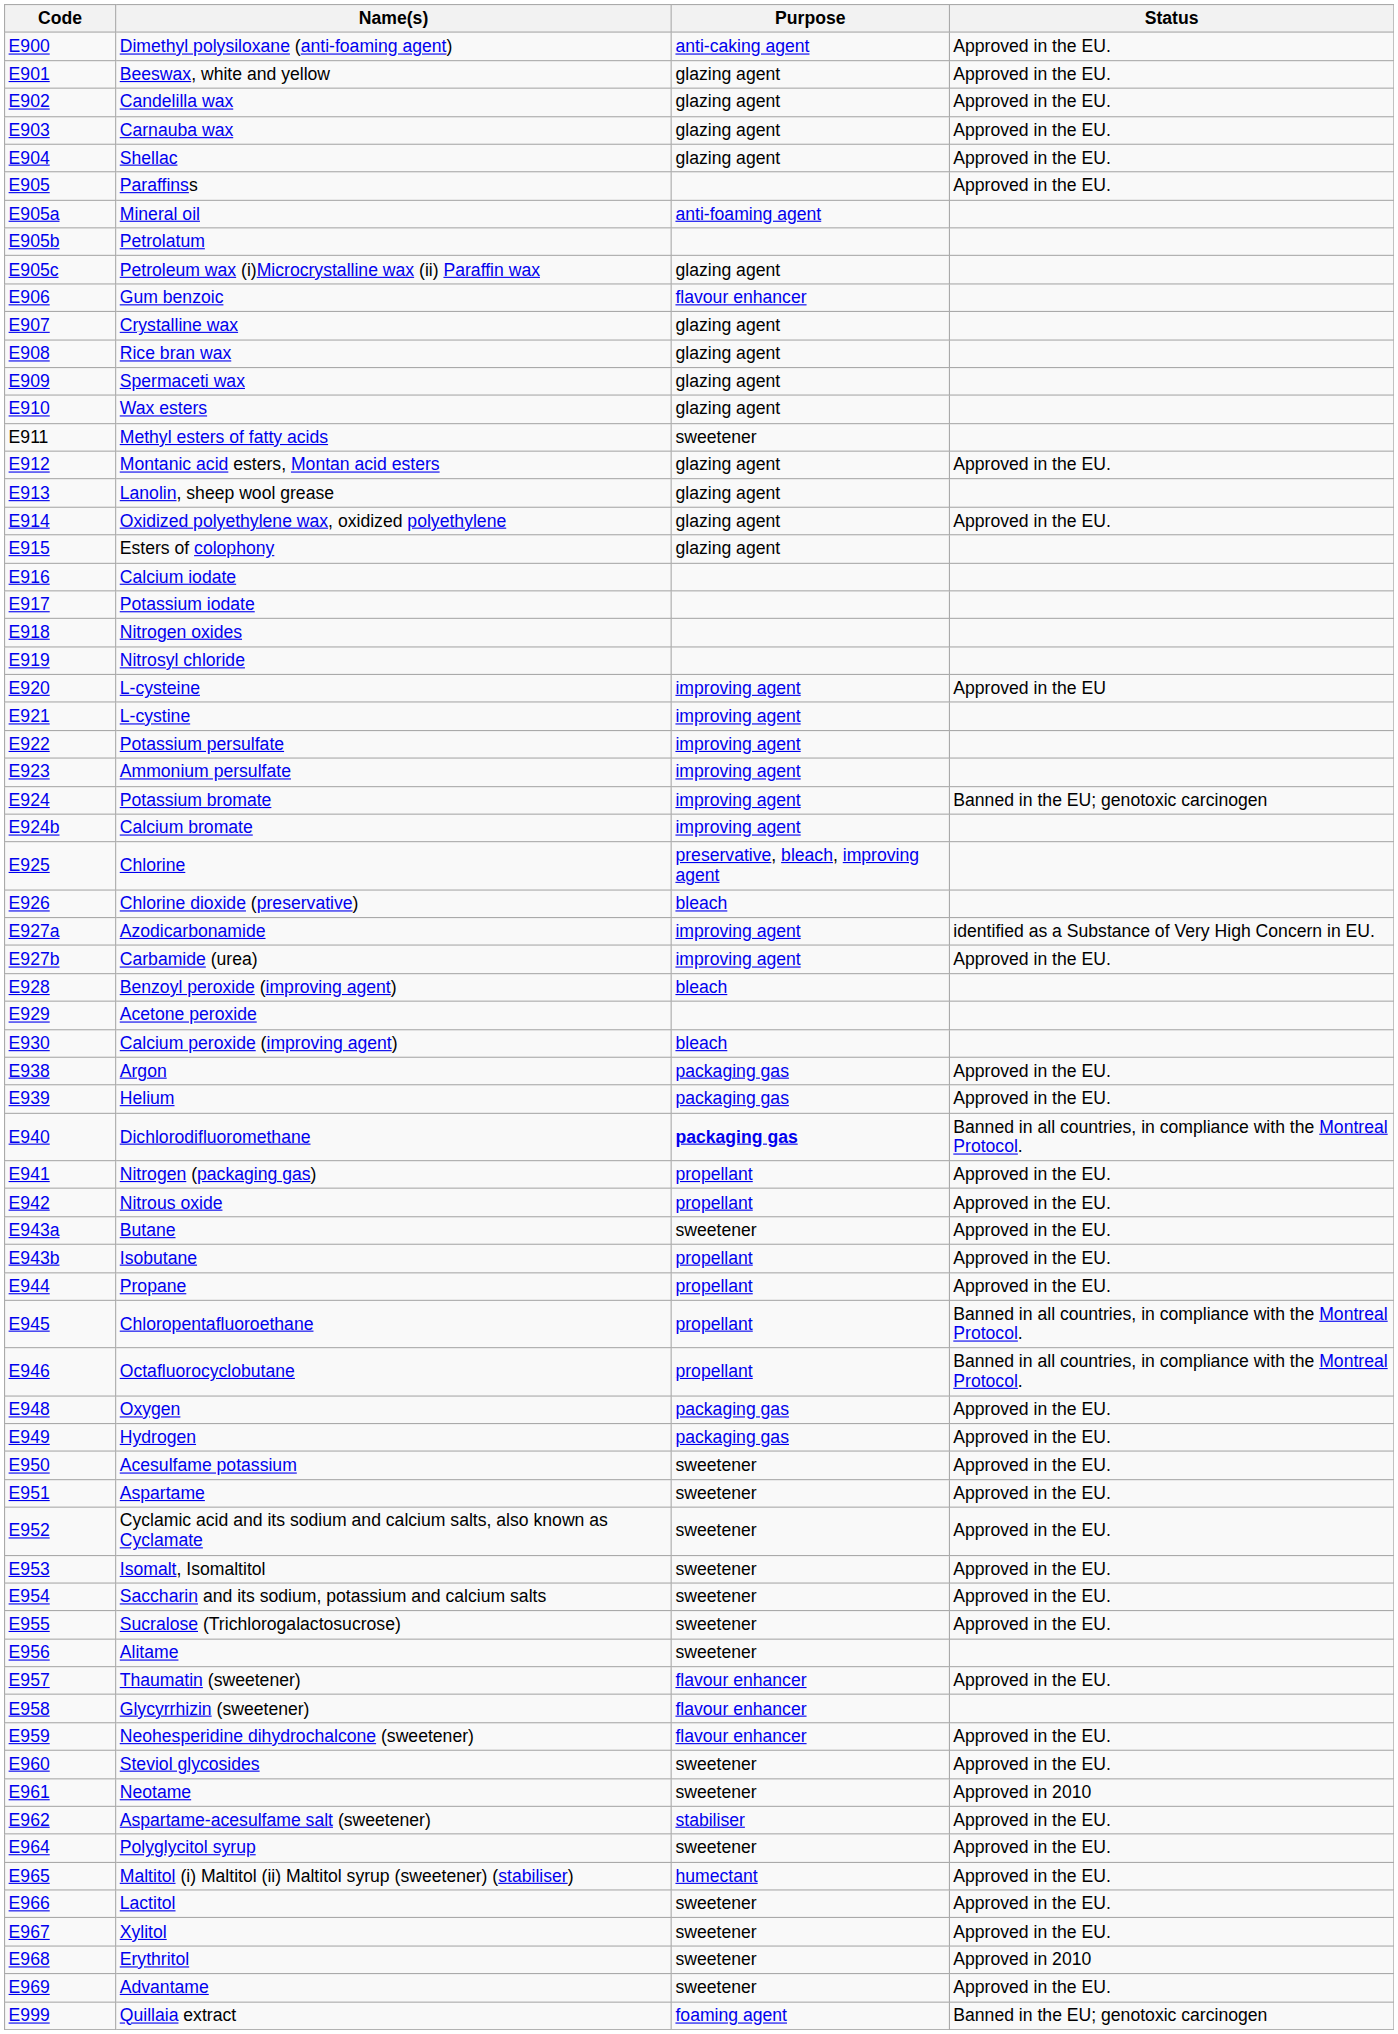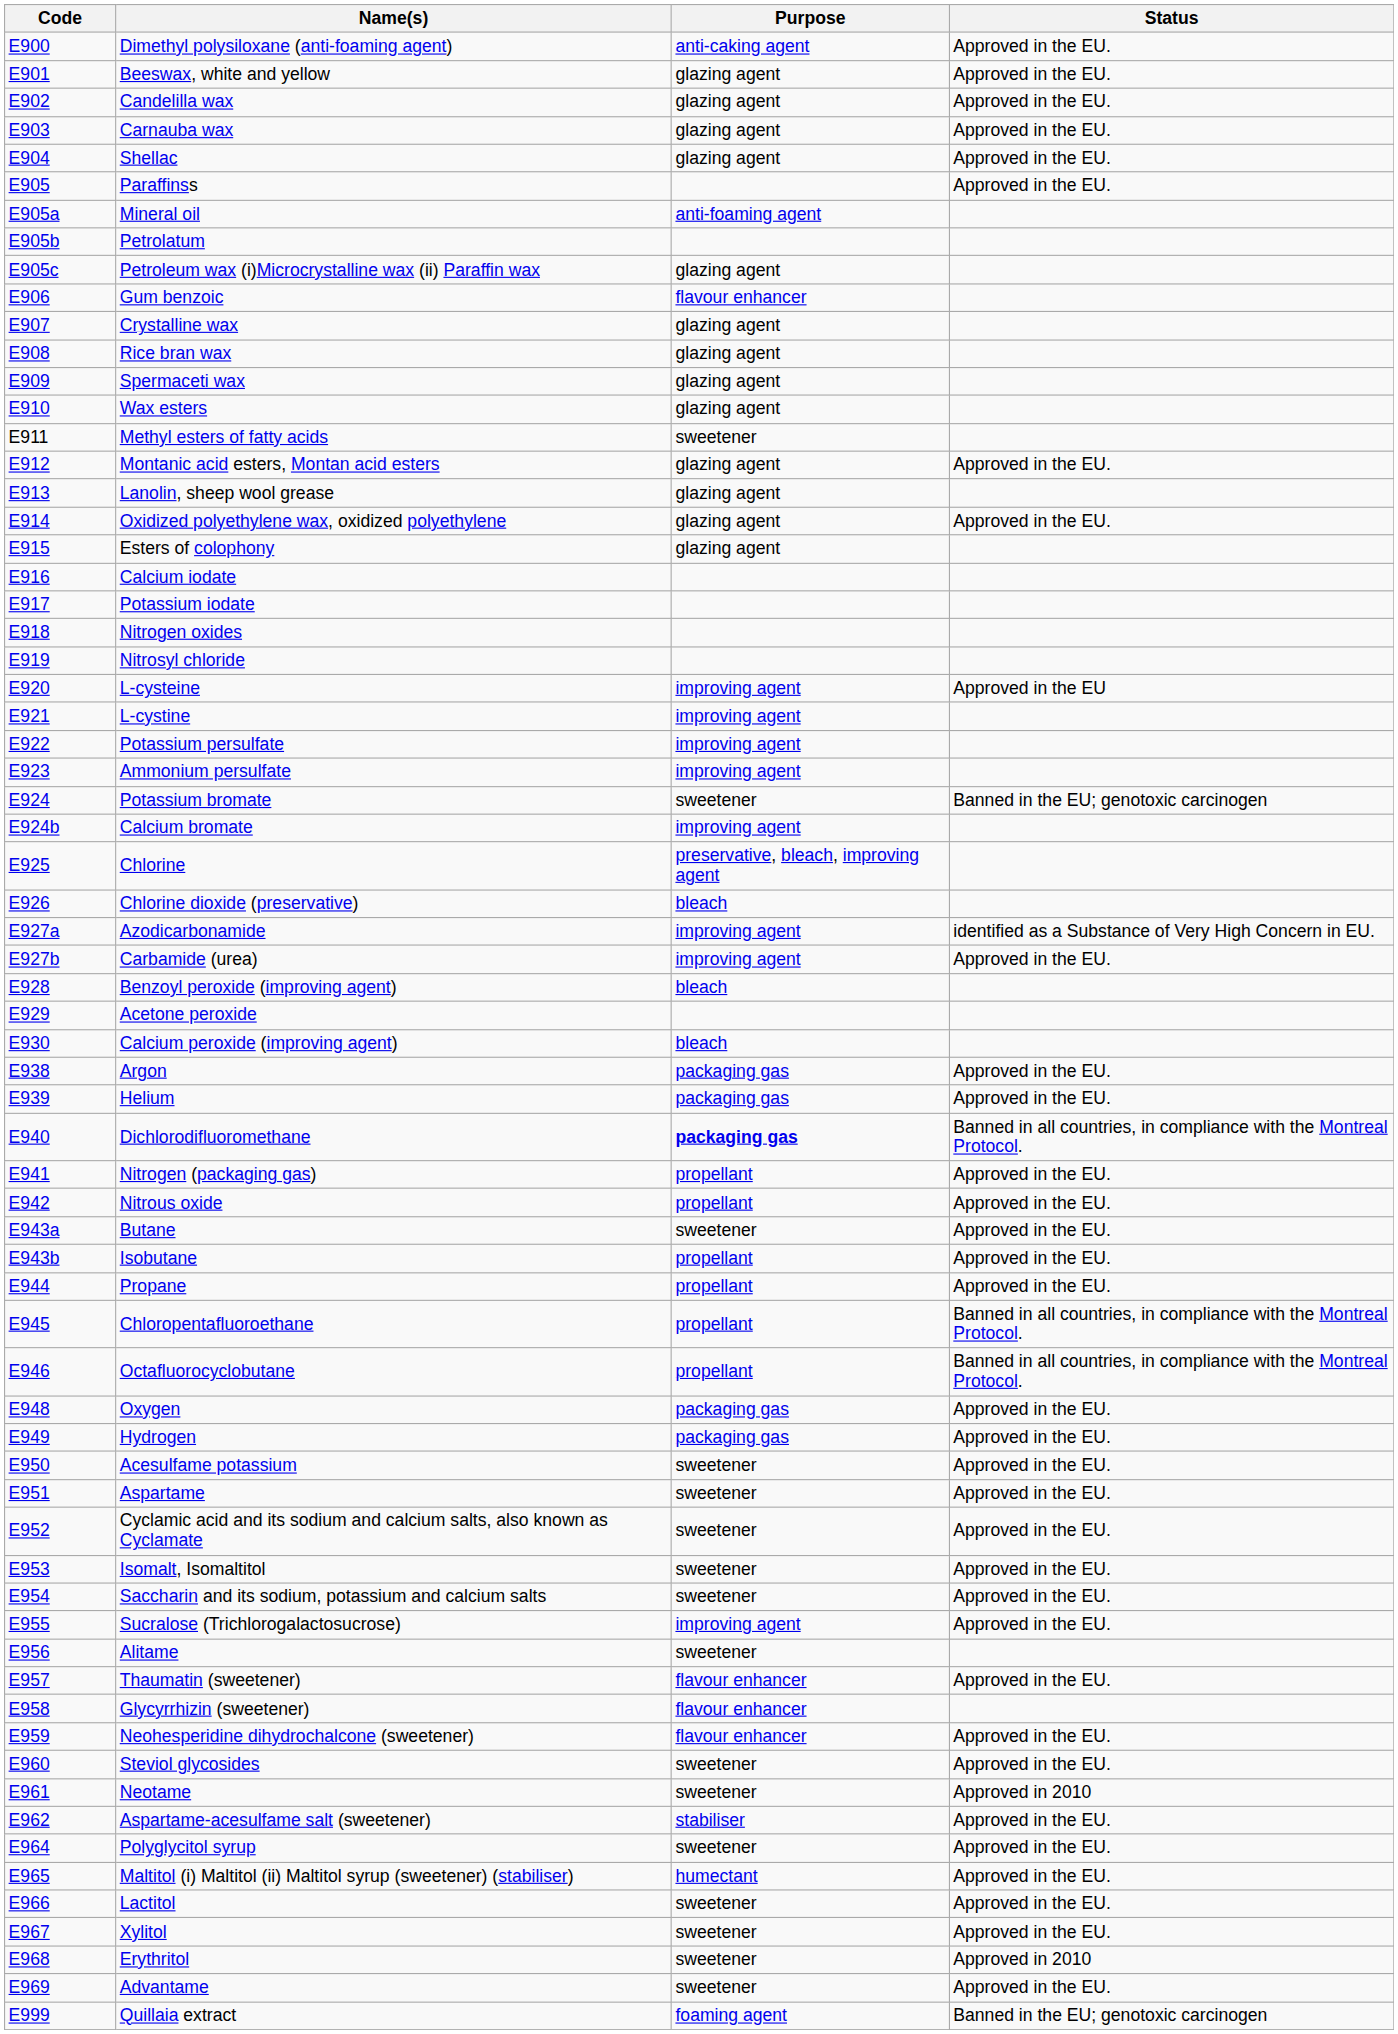(738, 800) improving agent -> (716, 800) sweetener
(716, 1624) sweetener -> (738, 1624) improving agent
